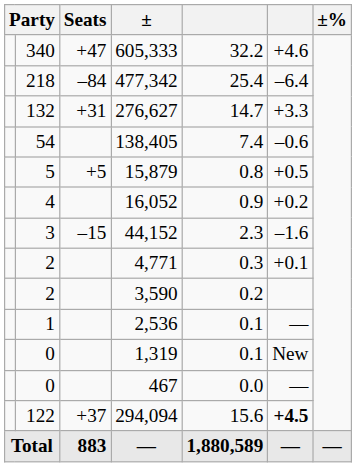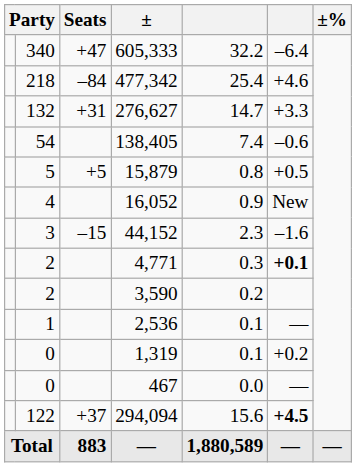(291, 50) +4.6 -> (292, 50) –6.4
(292, 80) –6.4 -> (291, 80) +4.6
(291, 202) +0.2 -> (290, 202) New
(291, 263) normal -> (291, 263) bold
(290, 354) New -> (291, 354) +0.2
